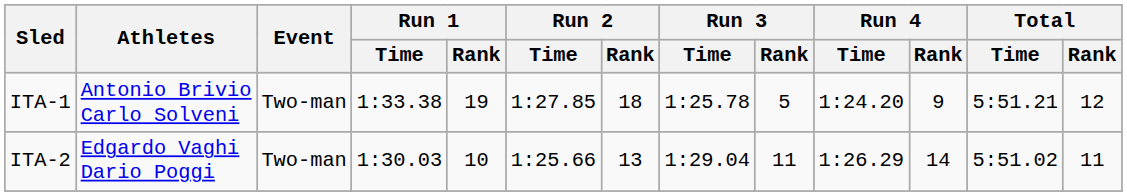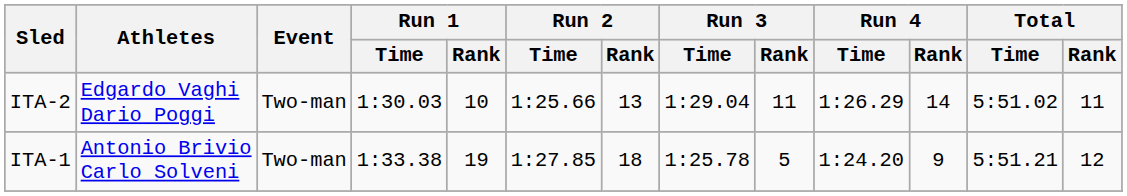rows swapped: (40, 102) <-> (40, 161)
